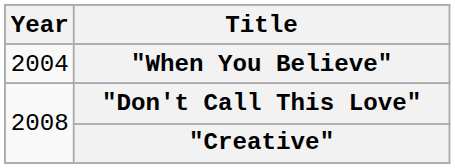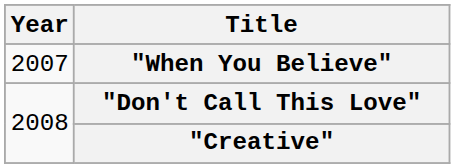(40, 64) 2004 -> (40, 64) 2007
